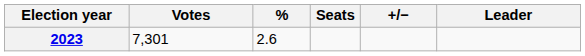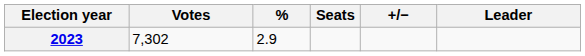(150, 39) 7,301 -> (150, 39) 7,302
(267, 39) 2.6 -> (267, 39) 2.9
